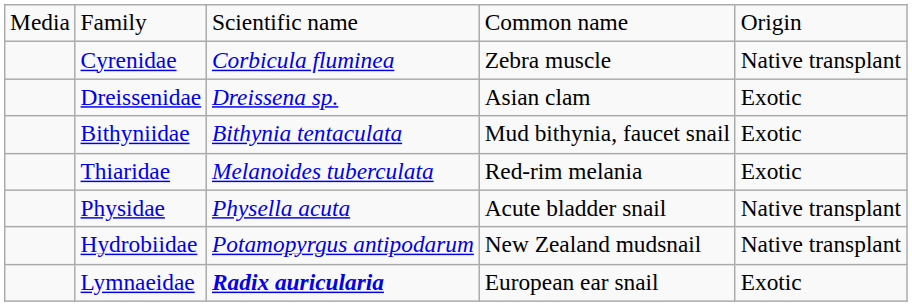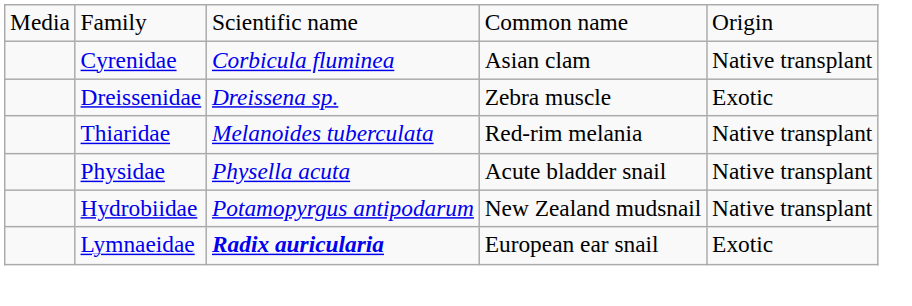(548, 60) Zebra muscle -> (538, 60) Asian clam
(538, 97) Asian clam -> (548, 97) Zebra muscle
- row: (135, 134)
(771, 171) Exotic -> (792, 134) Native transplant
